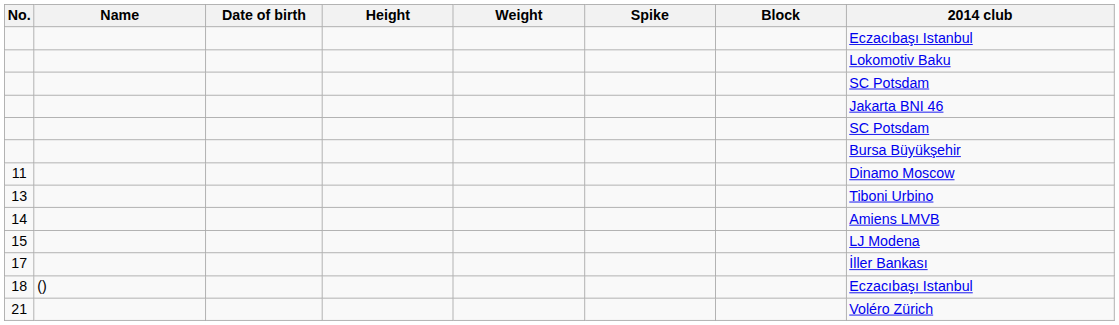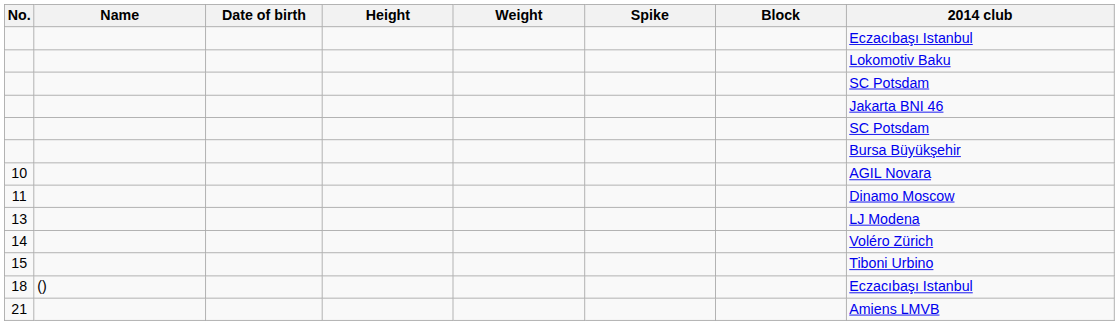+ row: (19, 173)
(891, 196) Tiboni Urbino -> (884, 219) LJ Modena
(894, 219) Amiens LMVB -> (891, 241) Voléro Zürich
(884, 241) LJ Modena -> (891, 264) Tiboni Urbino
- row: (19, 264)
(891, 309) Voléro Zürich -> (894, 309) Amiens LMVB
